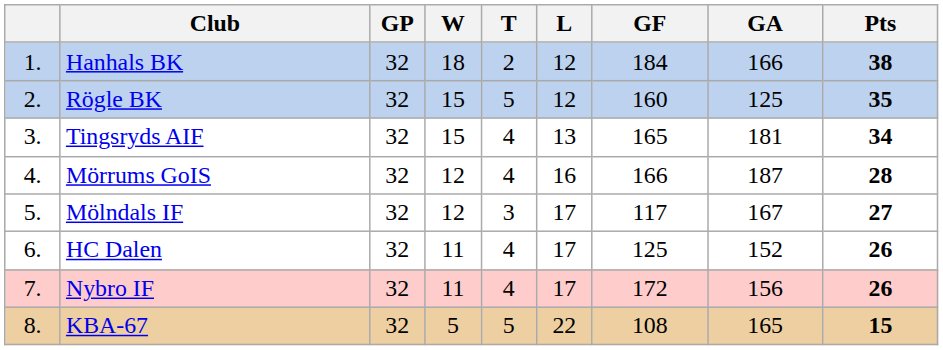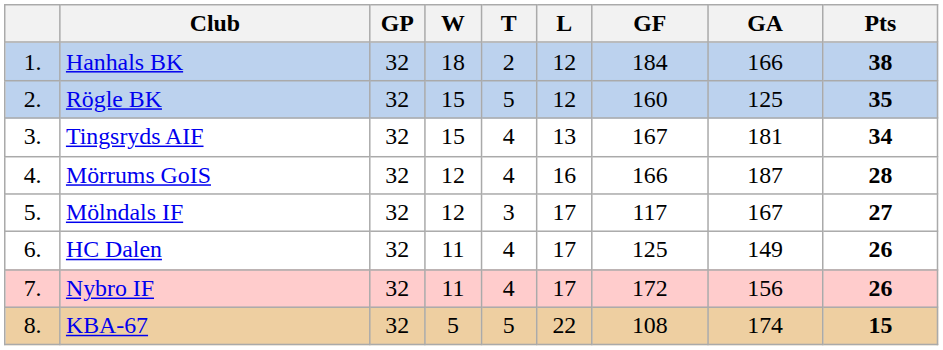(650, 136) 165 -> (650, 136) 167
(765, 250) 152 -> (765, 250) 149
(765, 325) 165 -> (765, 325) 174
